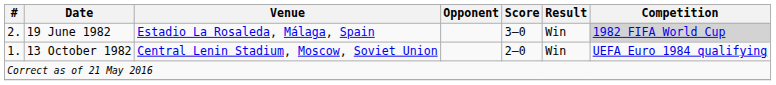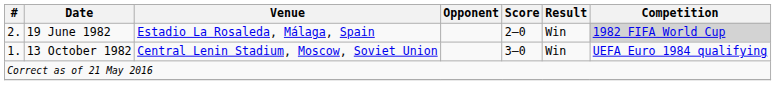(515, 33) 3–0 -> (515, 33) 2–0
(515, 52) 2–0 -> (515, 52) 3–0
